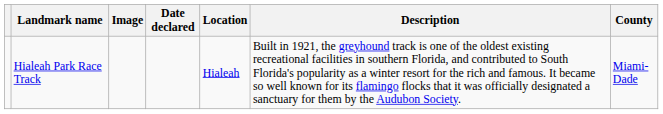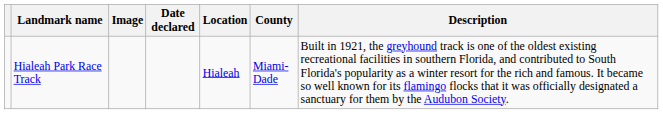columns swapped: (634, 20) <-> (430, 20)
